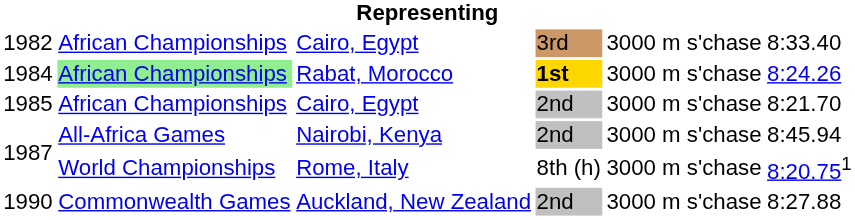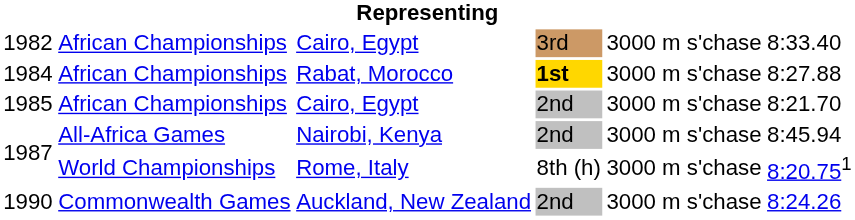(173, 73) lightgreen background -> (173, 73) no background
(804, 73) 8:24.26 -> (804, 73) 8:27.88
(804, 201) 8:27.88 -> (804, 201) 8:24.26
